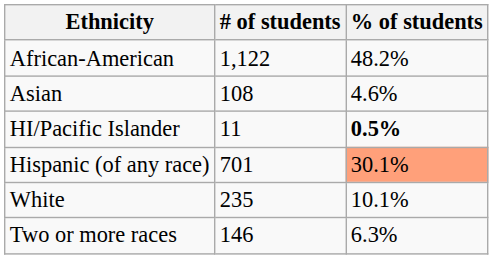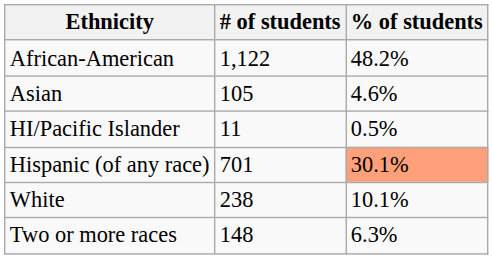(237, 93) 108 -> (237, 93) 105
(376, 128) bold -> (374, 128) normal
(237, 199) 235 -> (237, 199) 238
(237, 235) 146 -> (237, 235) 148
